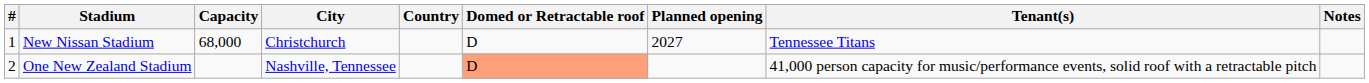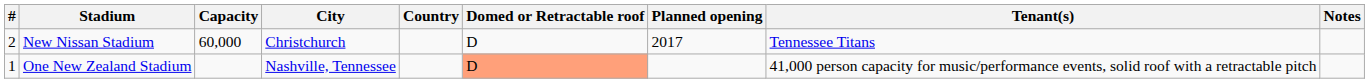(12, 41) 1 -> (12, 41) 2
(220, 41) 68,000 -> (220, 41) 60,000
(667, 41) 2027 -> (667, 41) 2017
(12, 66) 2 -> (12, 66) 1
